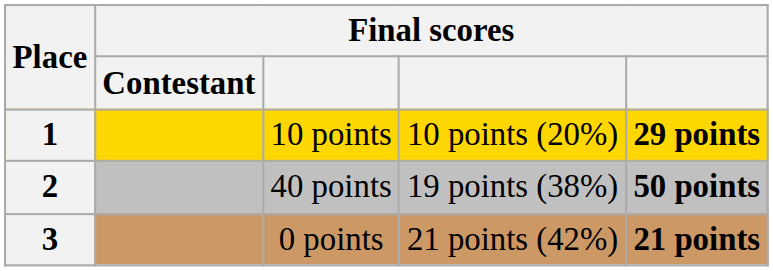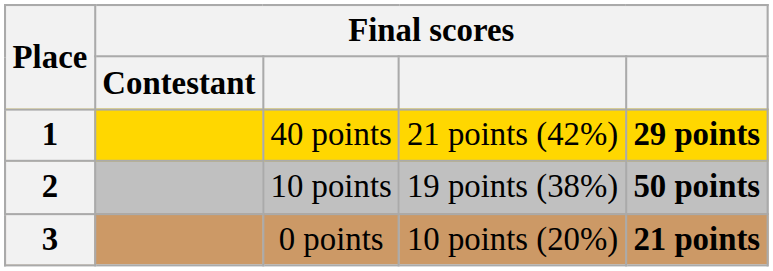(331, 134) 10 points -> (331, 134) 40 points
(513, 134) 10 points (20%) -> (513, 134) 21 points (42%)
(331, 186) 40 points -> (331, 186) 10 points
(513, 238) 21 points (42%) -> (513, 238) 10 points (20%)
